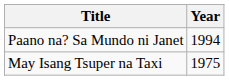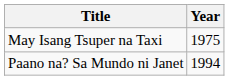rows swapped: (85, 63) <-> (96, 39)
